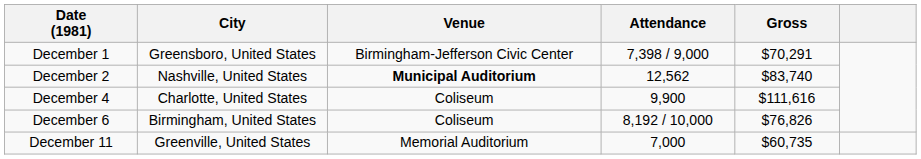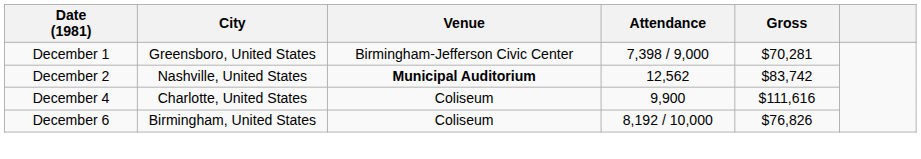(787, 53) $70,291 -> (787, 53) $70,281
(787, 76) $83,740 -> (787, 76) $83,742
- row: (71, 143)
